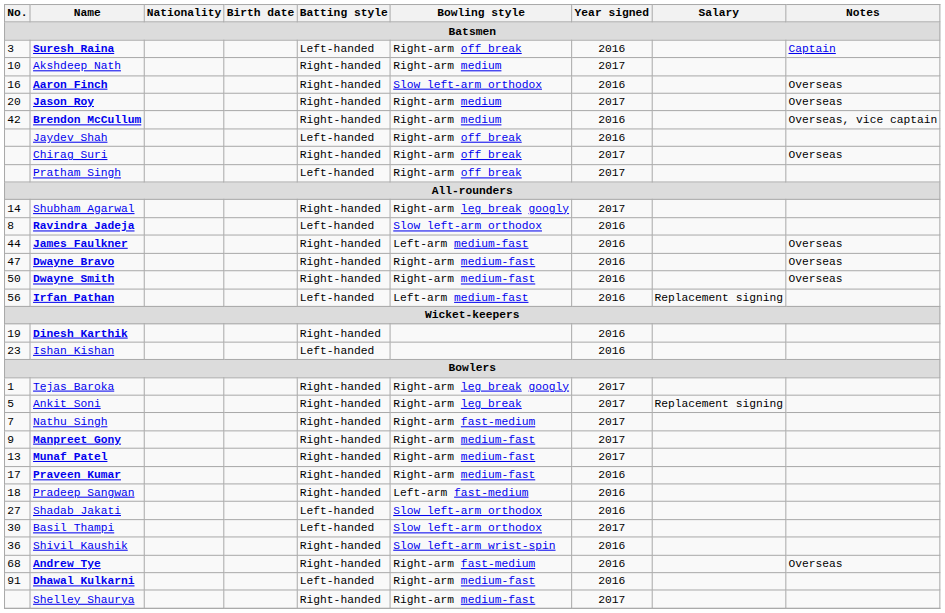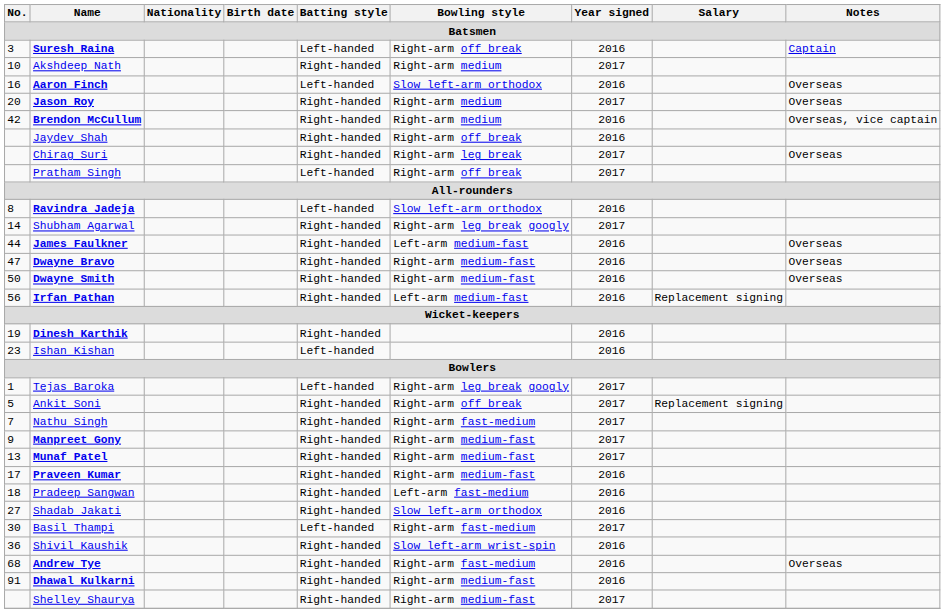(340, 84) Right-handed -> (337, 84) Left-handed
(337, 138) Left-handed -> (340, 138) Right-handed
(457, 155) Right-arm off break -> (457, 155) Right-arm leg break
rows swapped: (84, 226) <-> (84, 209)
(337, 298) Left-handed -> (340, 298) Right-handed
(340, 386) Right-handed -> (337, 386) Left-handed
(457, 404) Right-arm leg break -> (457, 404) Right-arm off break
(337, 511) Left-handed -> (340, 511) Right-handed
(468, 528) Slow left-arm orthodox -> (464, 528) Right-arm fast-medium
(337, 582) Left-handed -> (340, 582) Right-handed
